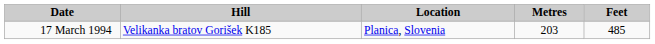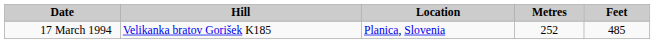(549, 30) 203 -> (549, 30) 252
